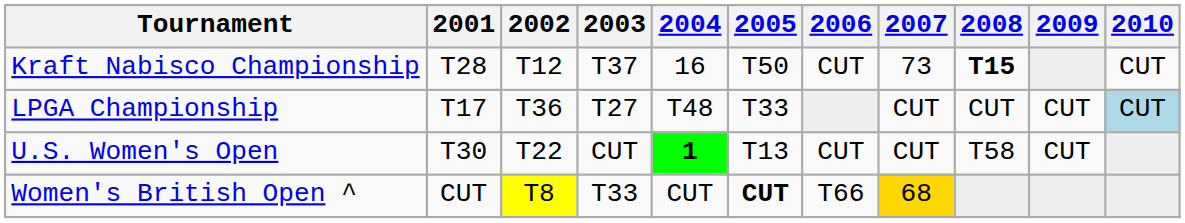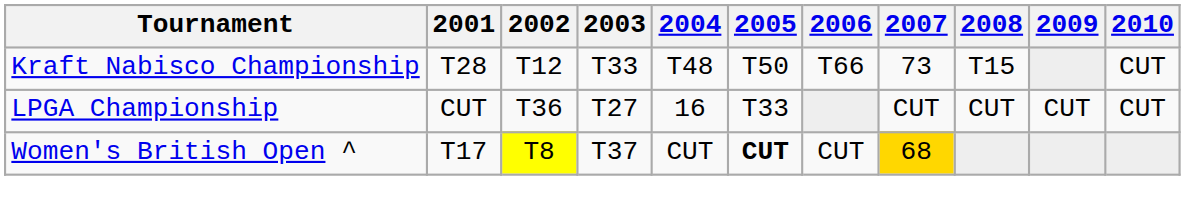(615, 69) T37 -> (615, 69) T33
(690, 69) 16 -> (690, 69) T48
(841, 69) CUT -> (841, 69) T66
(992, 69) bold -> (992, 69) normal
(464, 111) T17 -> (464, 111) CUT
(690, 111) T48 -> (690, 111) 16
(1143, 111) lightblue background -> (1143, 111) no background
- row: (145, 153)
(464, 196) CUT -> (464, 153) T17
(615, 196) T33 -> (615, 153) T37
(841, 196) T66 -> (841, 153) CUT
